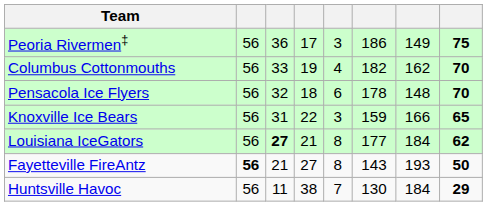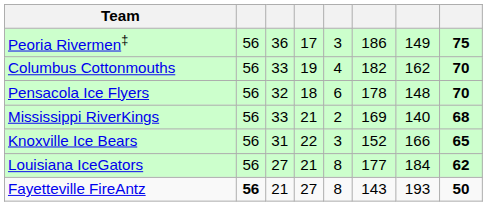+ row: (84, 117)
(374, 117) 159 -> (374, 141) 152
(280, 141) bold -> (280, 165) normal
- row: (65, 189)
